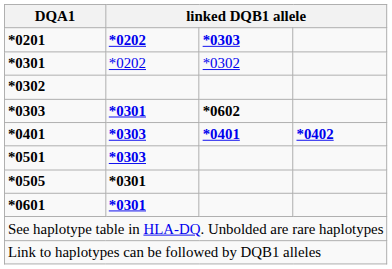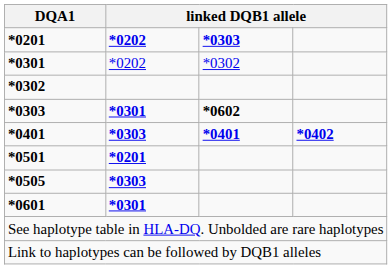(127, 157) *0303 -> (127, 157) *0201
(127, 181) *0301 -> (127, 181) *0303
